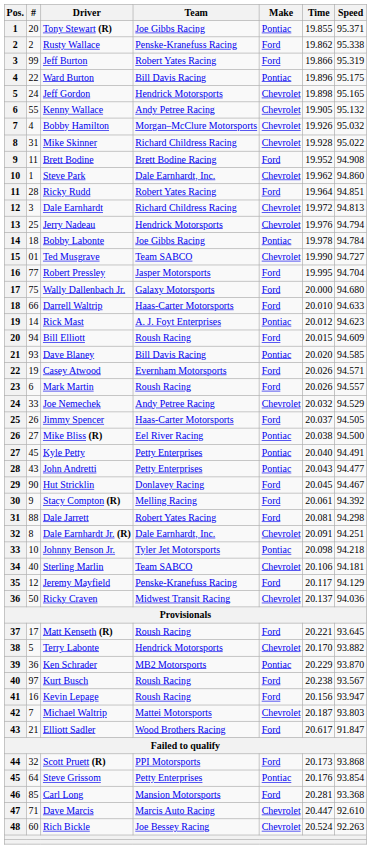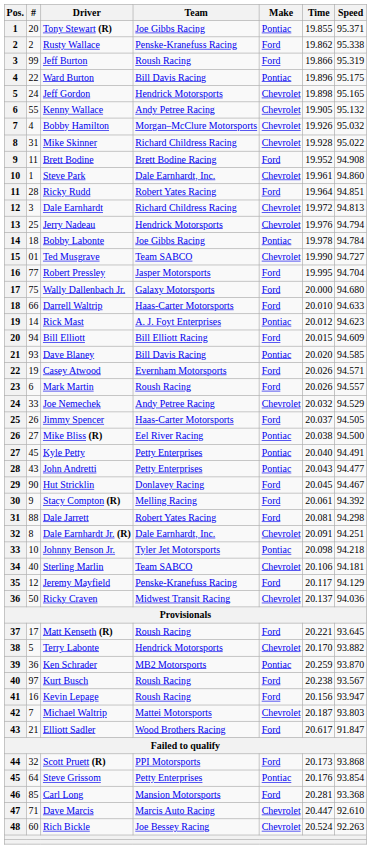(176, 61) Robert Yates Racing -> (163, 61) Roush Racing
(319, 175) 19.962 -> (319, 175) 19.961
(163, 338) Roush Racing -> (171, 338) Bill Elliott Racing
(319, 664) 20.229 -> (319, 664) 20.259
